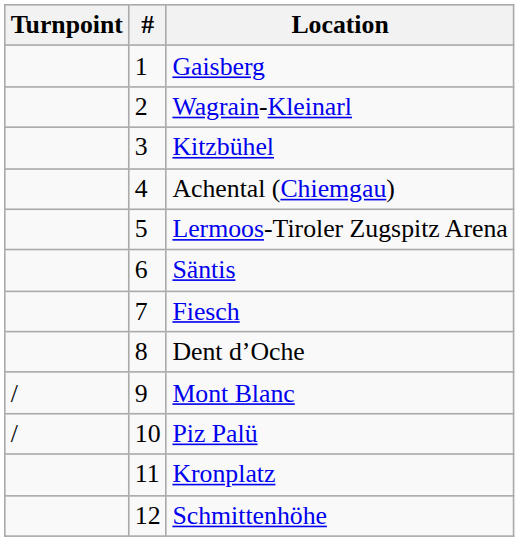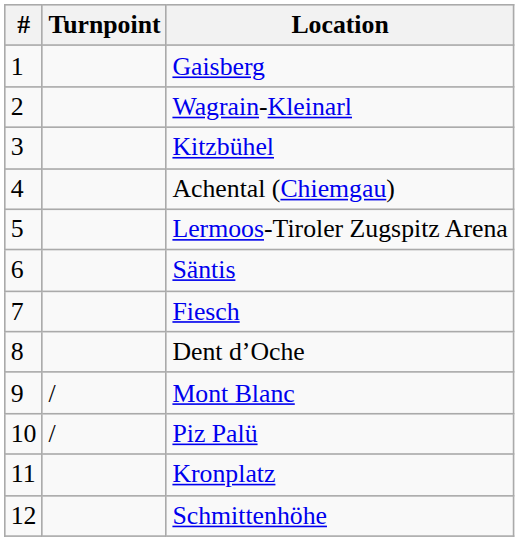columns swapped: (148, 24) <-> (67, 24)
